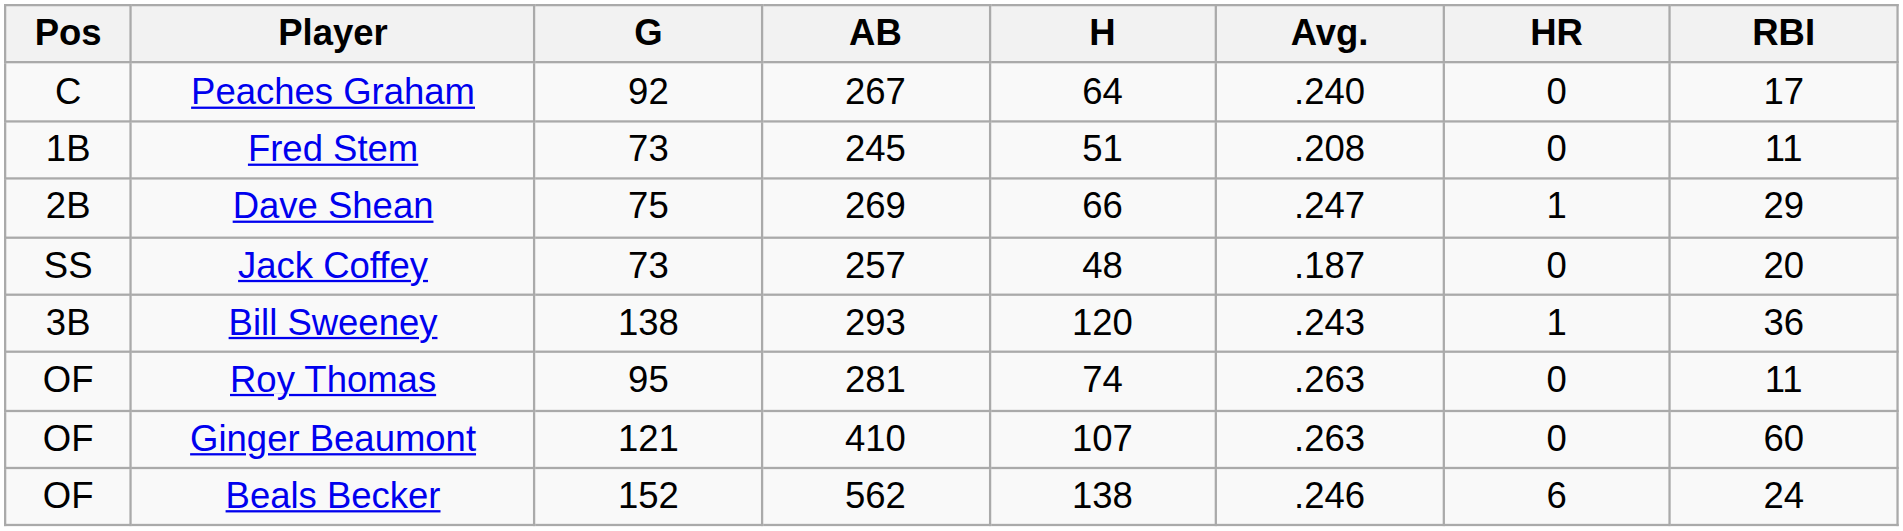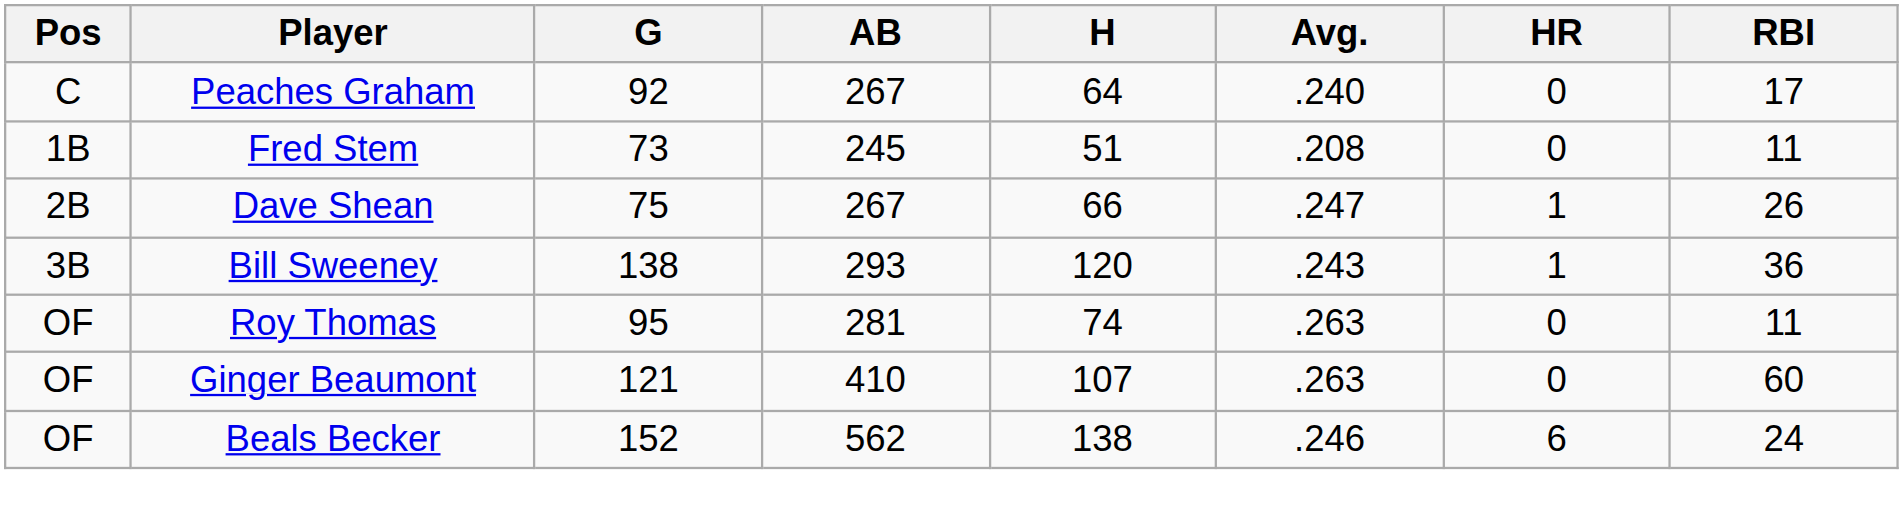(875, 206) 269 -> (875, 206) 267
(1784, 206) 29 -> (1784, 206) 26
- row: (333, 264)
